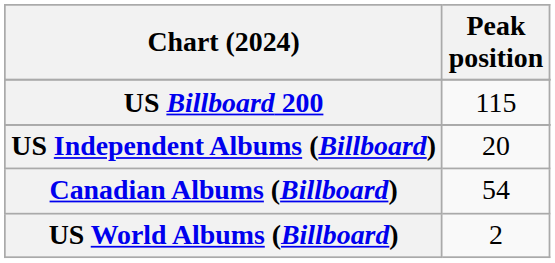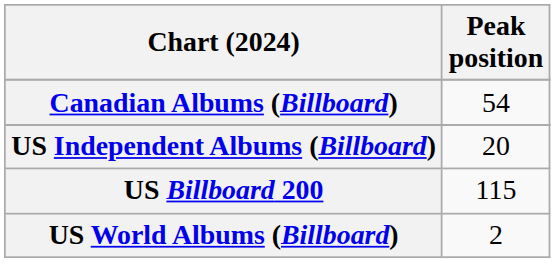rows swapped: (224, 190) <-> (224, 102)
